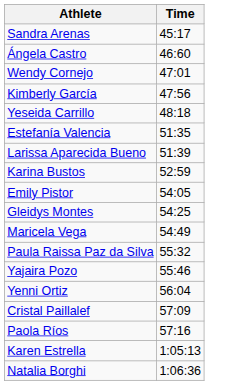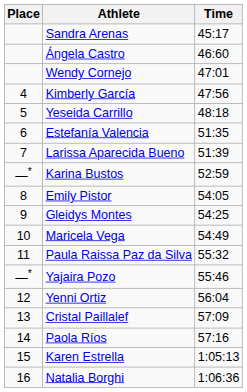+ column: (24, 14)
